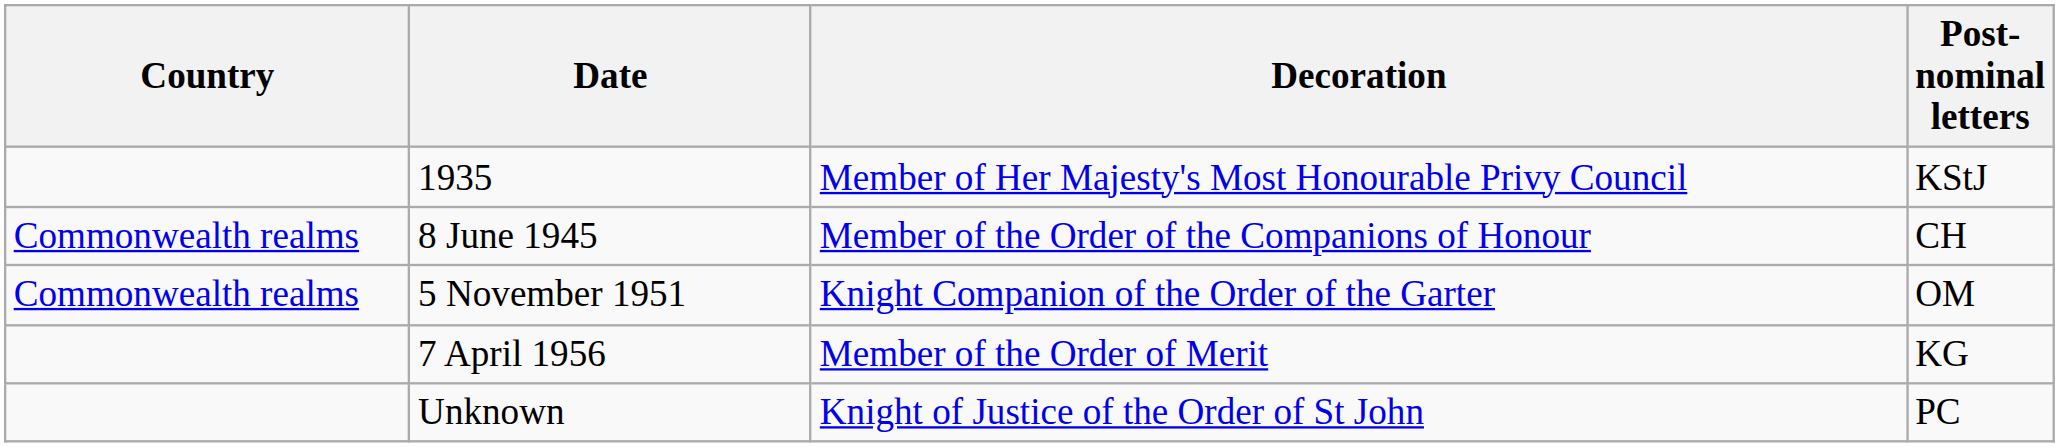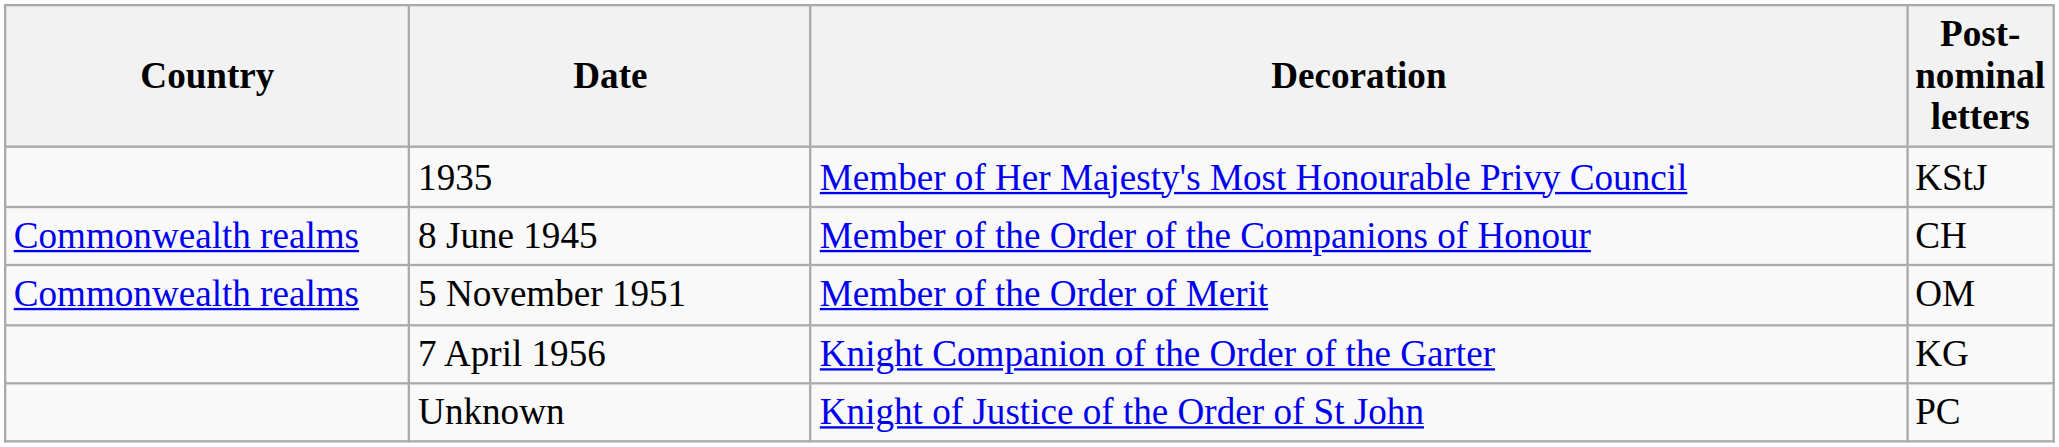(1157, 294) Knight Companion of the Order of the Garter -> (1044, 294) Member of the Order of Merit
(1044, 352) Member of the Order of Merit -> (1157, 352) Knight Companion of the Order of the Garter
